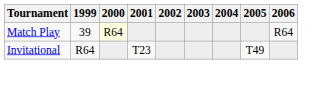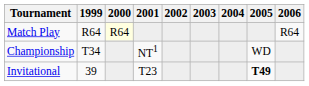(85, 31) 39 -> (91, 31) R64
+ row: (41, 51)
(85, 50) R64 -> (91, 71) 39
(255, 50) normal -> (261, 71) bold
